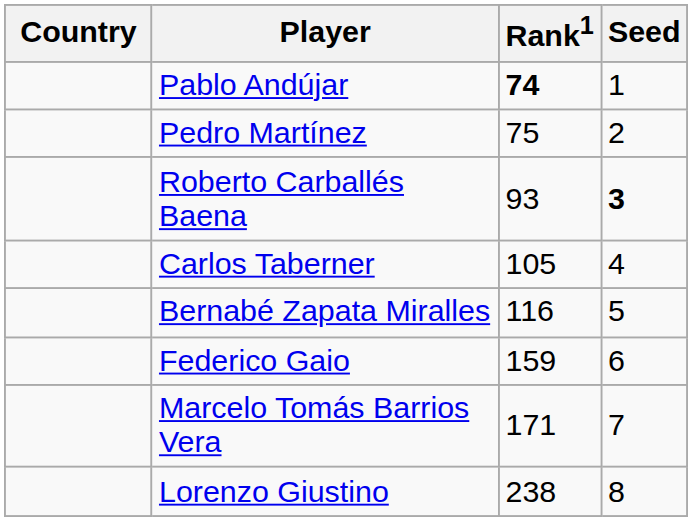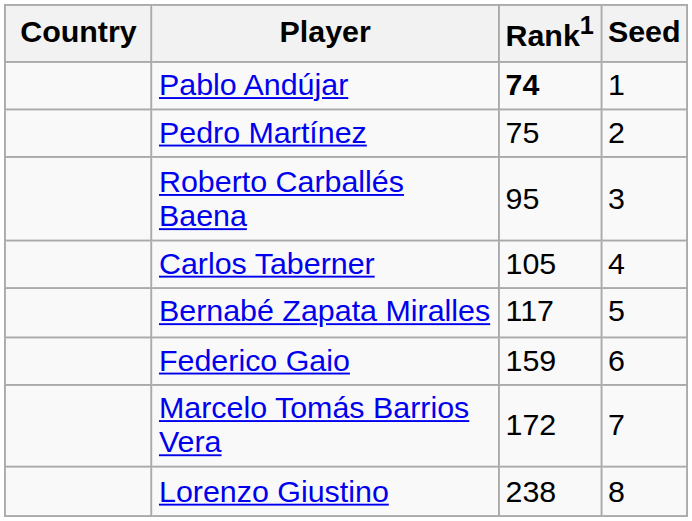(522, 198) 93 -> (522, 198) 95
(616, 198) bold -> (616, 198) normal
(530, 312) 116 -> (530, 312) 117
(531, 425) 171 -> (531, 425) 172
